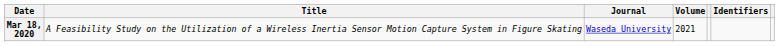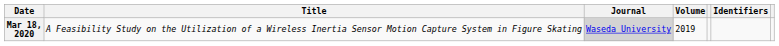(629, 29) no background -> (629, 29) lightgrey background
(685, 29) 2021 -> (685, 29) 2019
